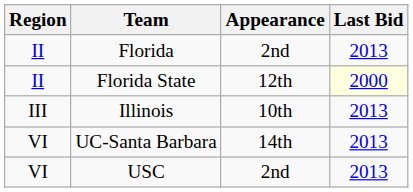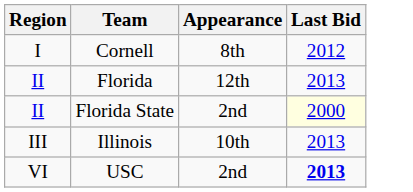+ row: (125, 50)
(275, 50) 2nd -> (233, 80) 12th
(275, 80) 12th -> (233, 111) 2nd
- row: (146, 141)
(369, 171) normal -> (326, 171) bold
